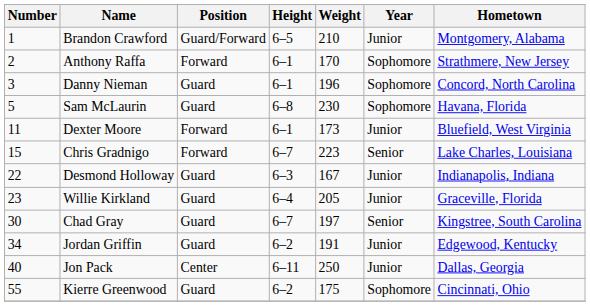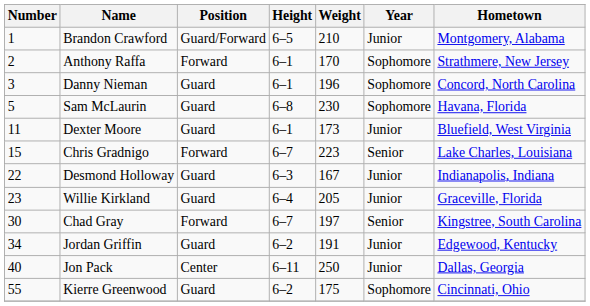(204, 130) Forward -> (198, 130) Guard
(198, 221) Guard -> (204, 221) Forward
